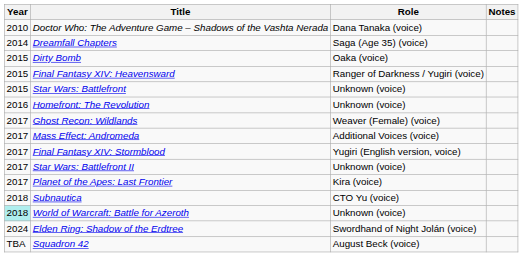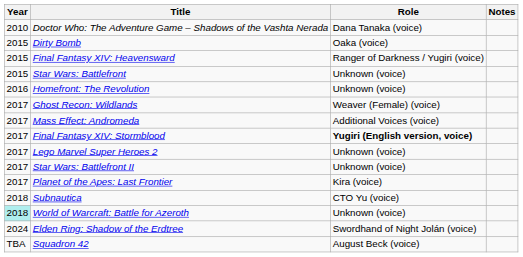- row: (75, 43)
(397, 151) normal -> (402, 136) bold
+ row: (95, 151)
